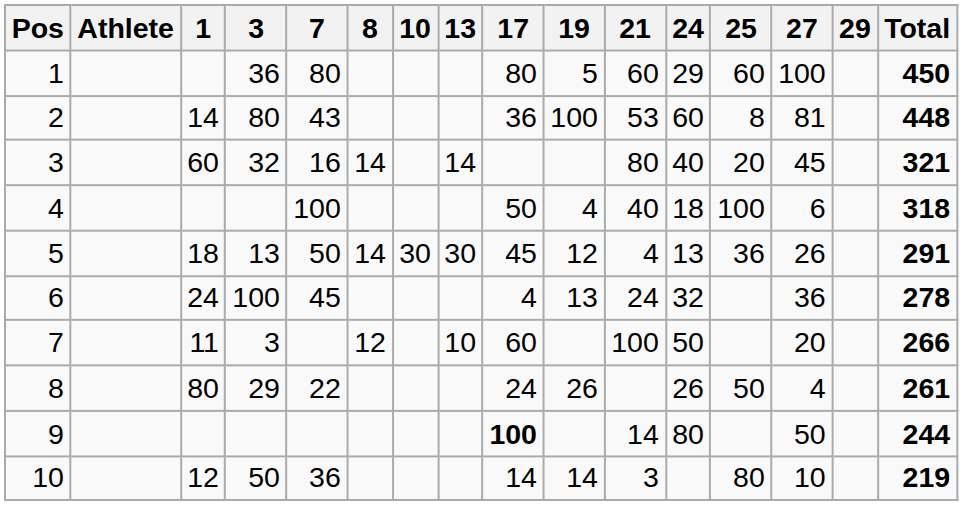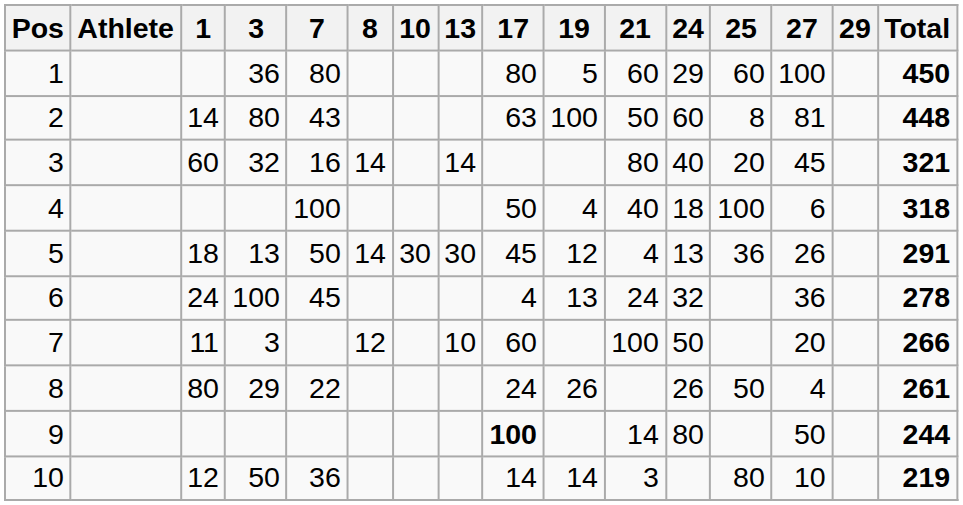(521, 118) 36 -> (521, 118) 63
(643, 118) 53 -> (643, 118) 50
